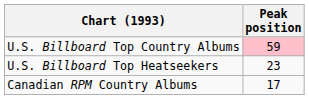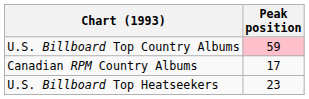rows swapped: (113, 66) <-> (102, 85)
